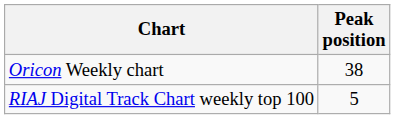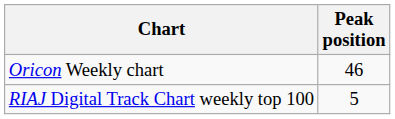(354, 69) 38 -> (354, 69) 46
